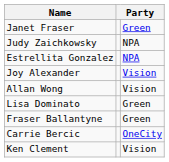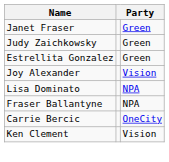(131, 42) NPA -> (137, 42) Green
(131, 58) NPA -> (137, 58) Green
- row: (35, 88)
(137, 104) Green -> (131, 88) NPA
(137, 119) Green -> (131, 104) NPA
